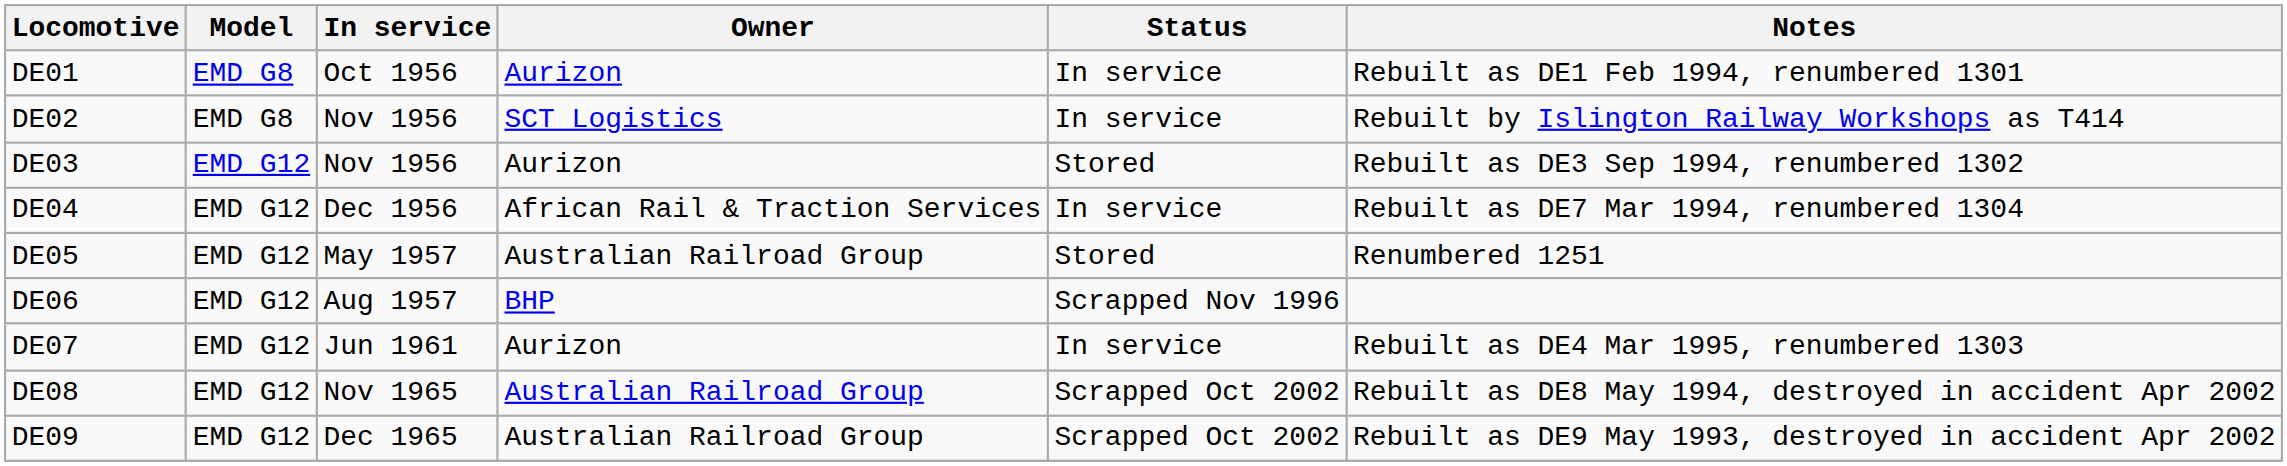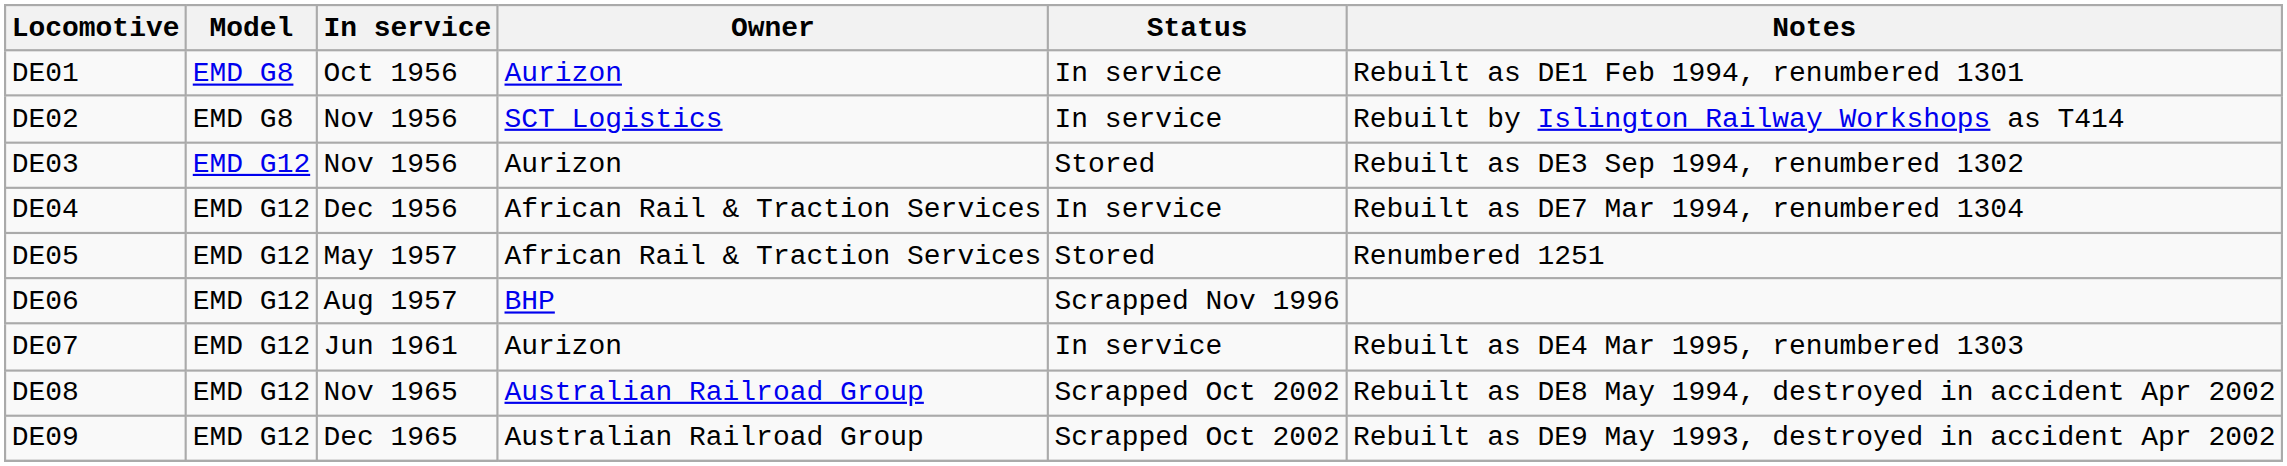(714, 256) Australian Railroad Group -> (773, 256) African Rail & Traction Services
